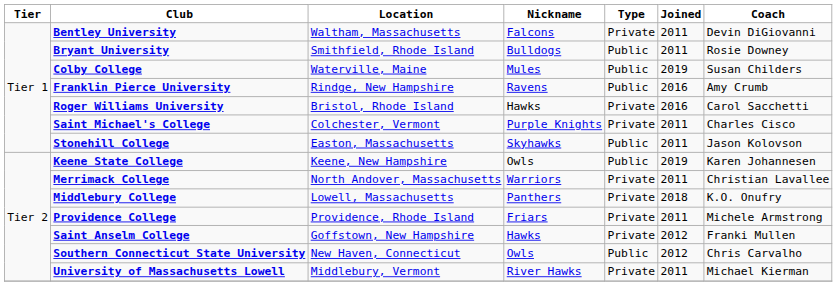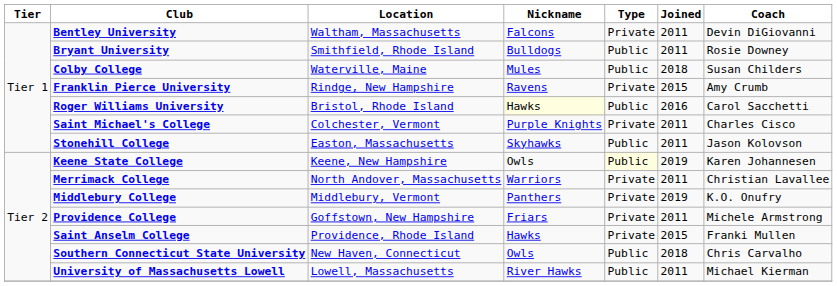(674, 69) 2019 -> (674, 69) 2018
(628, 87) Public -> (631, 87) Private
(674, 87) 2016 -> (674, 87) 2015
(524, 106) no background -> (524, 106) lightyellow background
(631, 106) Private -> (628, 106) Public
(628, 161) no background -> (628, 161) lightyellow background
(382, 198) Lowell, Massachusetts -> (375, 198) Middlebury, Vermont
(674, 198) 2018 -> (674, 198) 2019
(392, 216) Providence, Rhode Island -> (392, 216) Goffstown, New Hampshire
(392, 235) Goffstown, New Hampshire -> (392, 235) Providence, Rhode Island
(674, 235) 2012 -> (674, 235) 2015
(674, 253) 2012 -> (674, 253) 2018
(375, 272) Middlebury, Vermont -> (382, 272) Lowell, Massachusetts
(631, 272) Private -> (628, 272) Public
